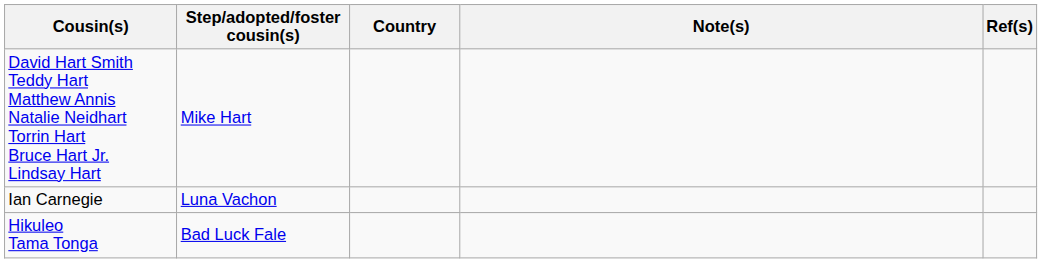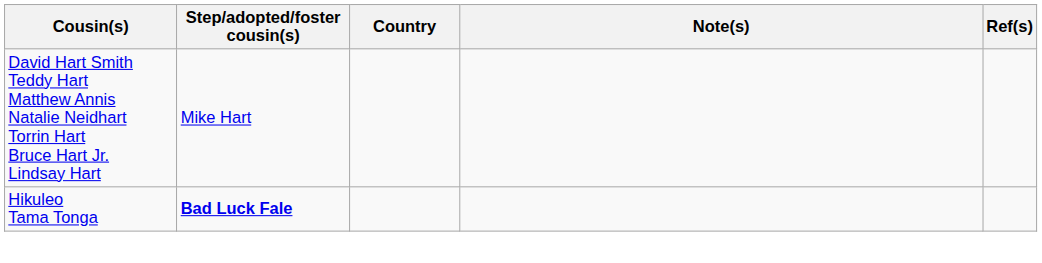- row: (55, 199)
(233, 235) normal -> (237, 208) bold
